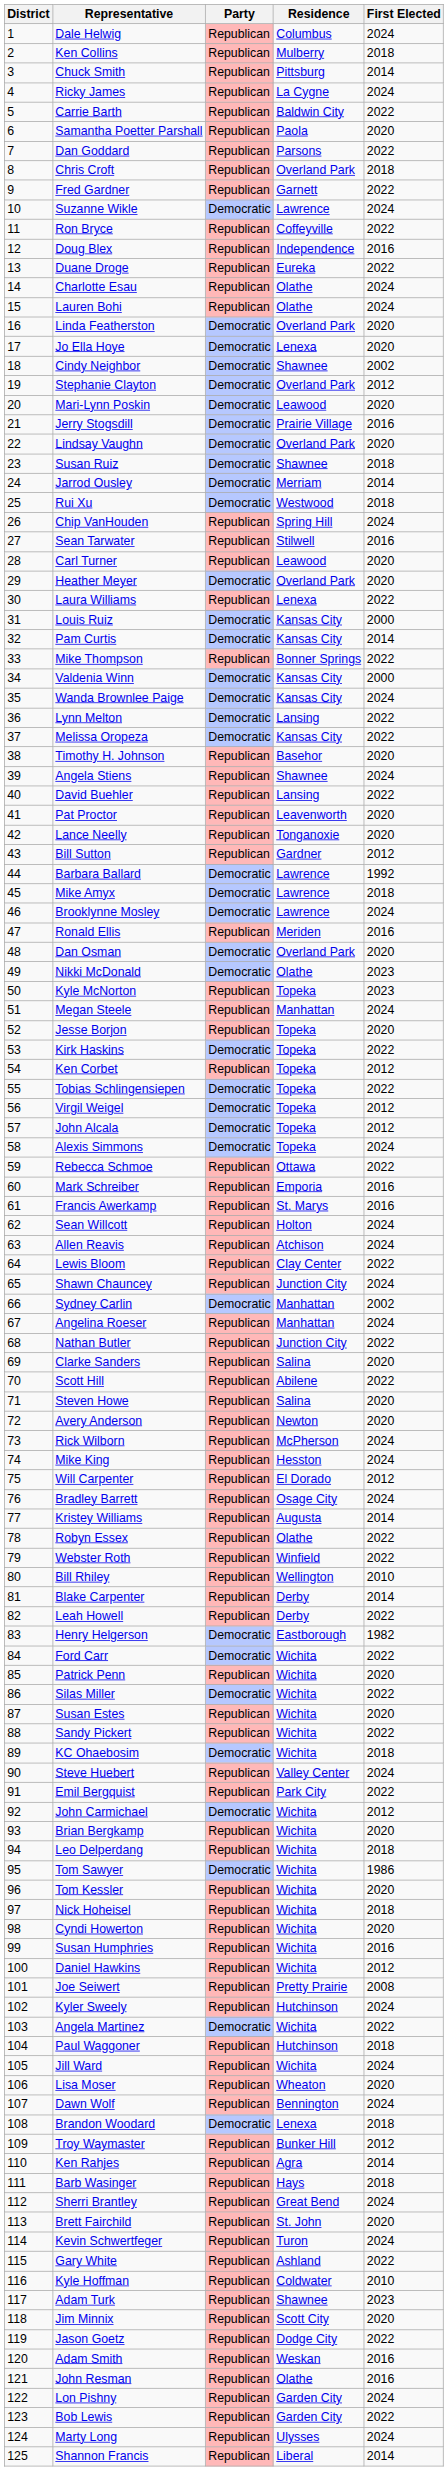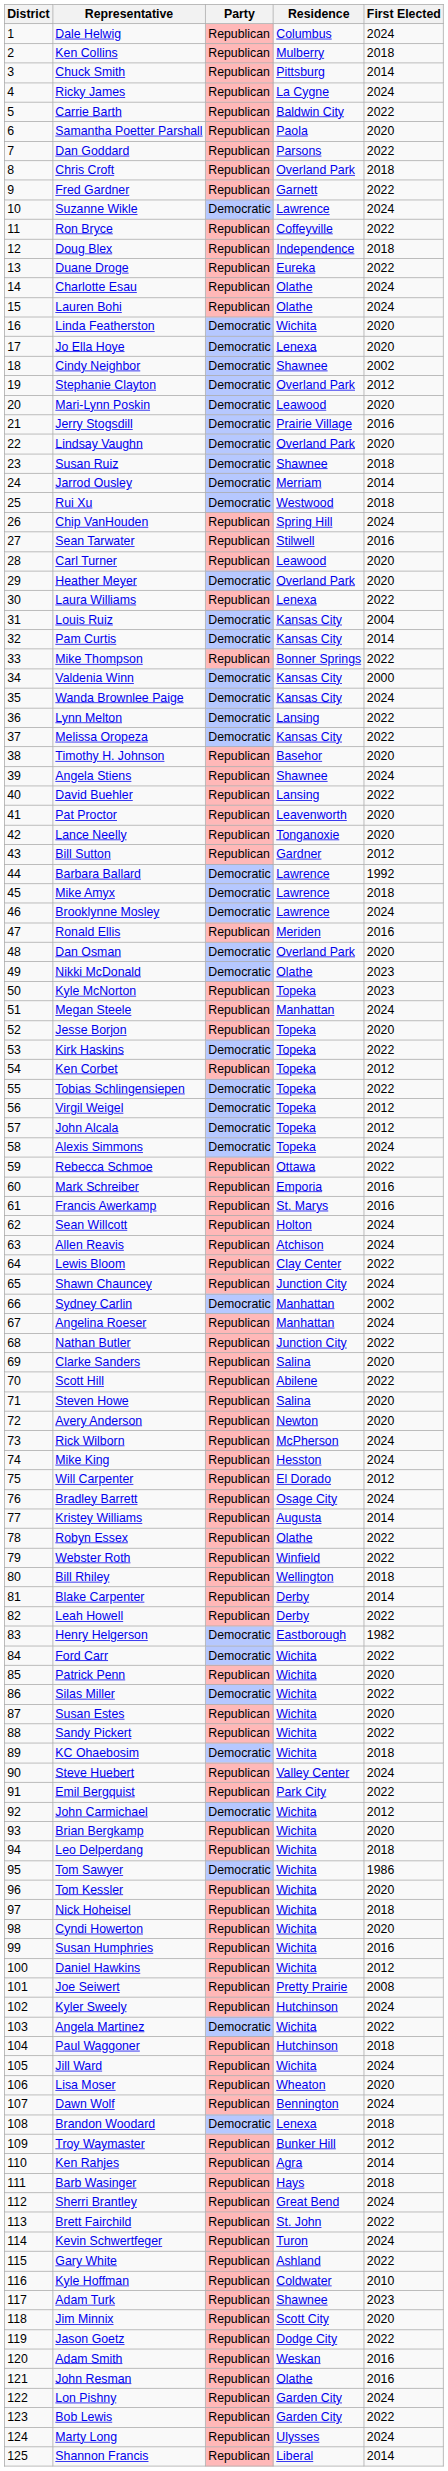(381, 248) 2016 -> (381, 248) 2018
(316, 326) Overland Park -> (296, 326) Wichita
(381, 619) 2000 -> (381, 619) 2004
(381, 1577) 2010 -> (381, 1577) 2018
(381, 2222) 2020 -> (381, 2222) 2022
